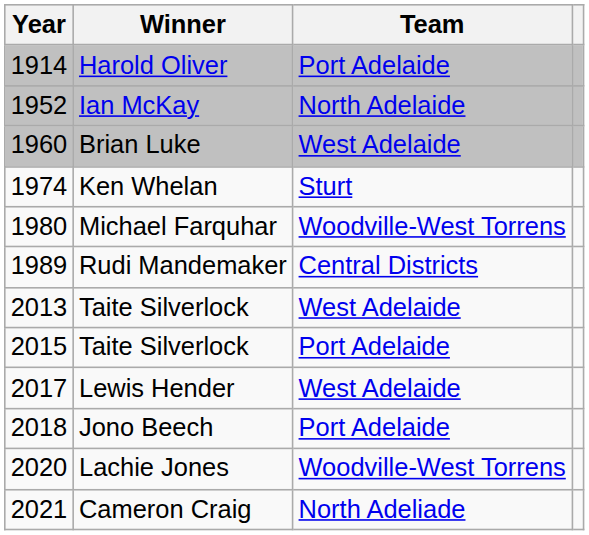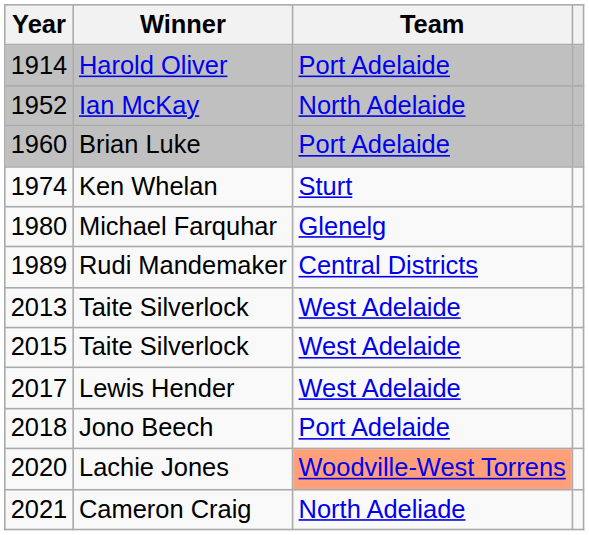(380, 145) West Adelaide -> (374, 145) Port Adelaide
(432, 226) Woodville-West Torrens -> (342, 226) Glenelg
(374, 347) Port Adelaide -> (380, 347) West Adelaide
(432, 468) no background -> (432, 468) lightsalmon background
